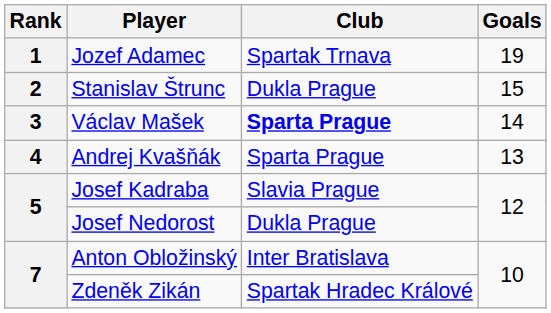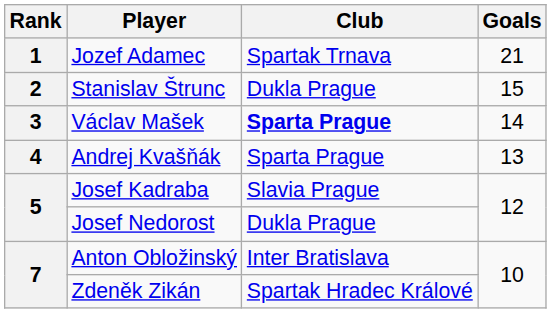(512, 55) 19 -> (512, 55) 21
